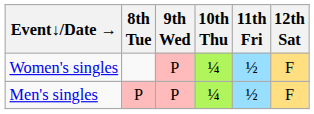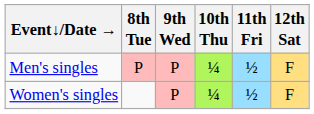rows swapped: (54, 95) <-> (64, 67)
